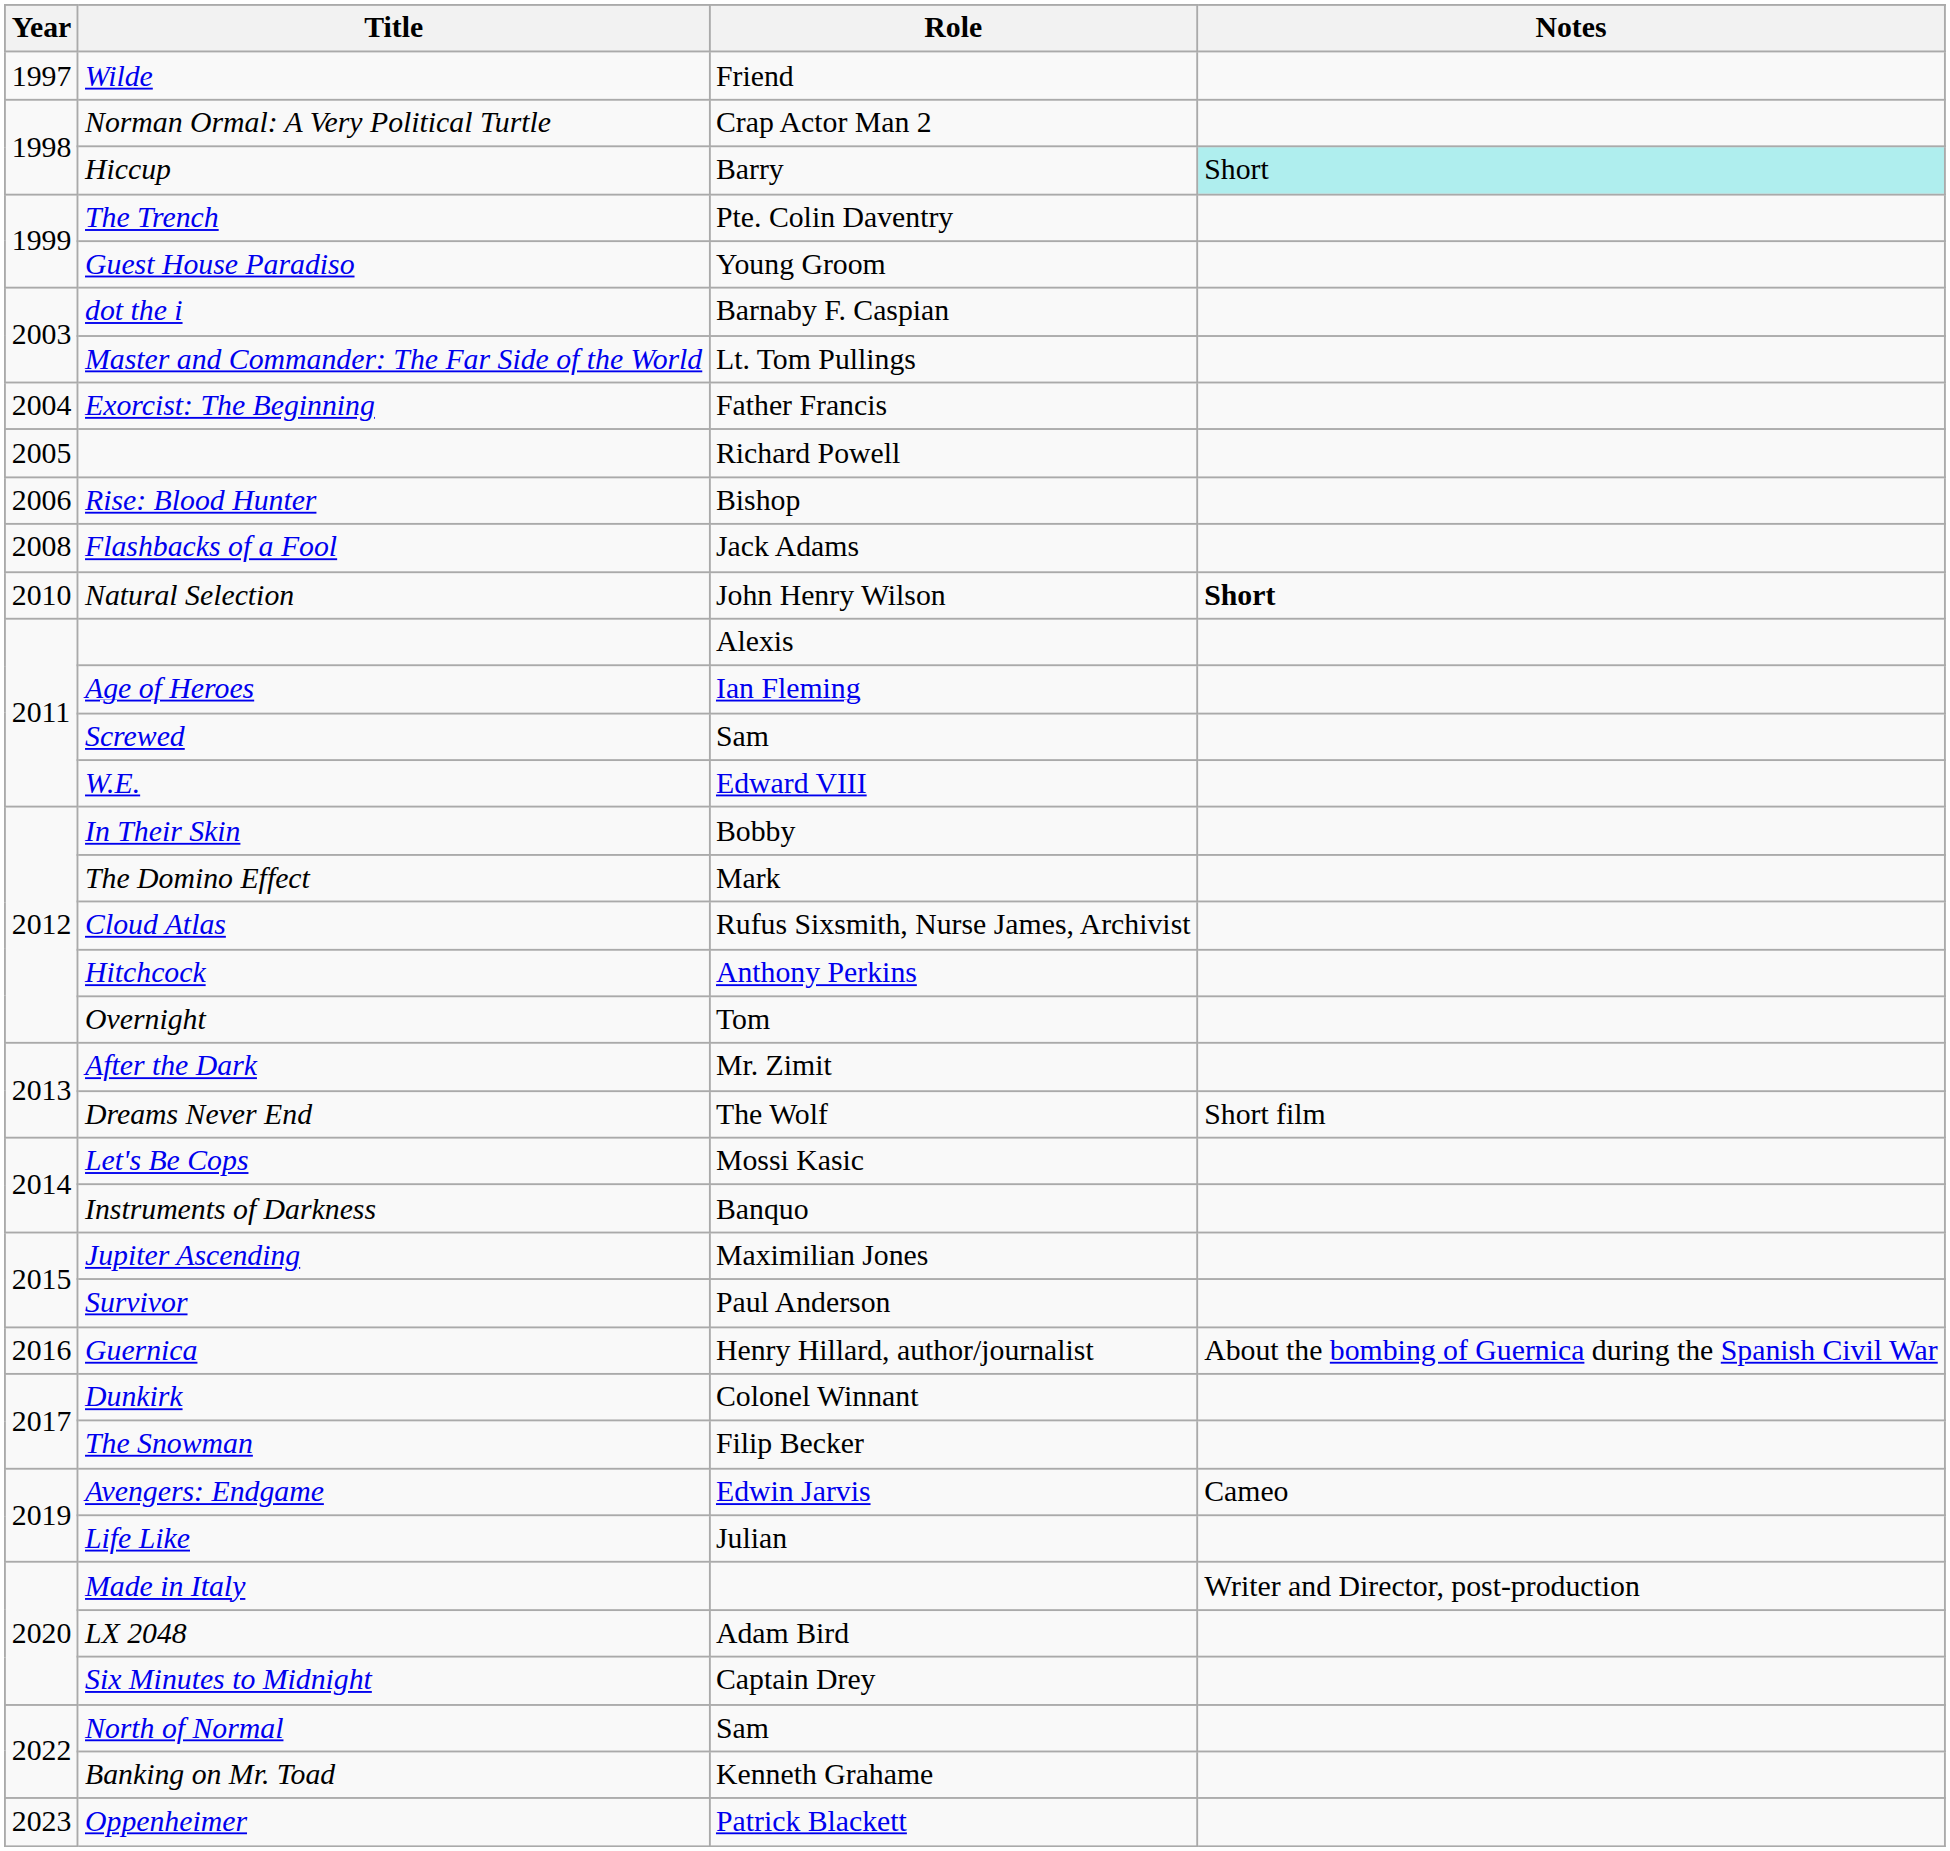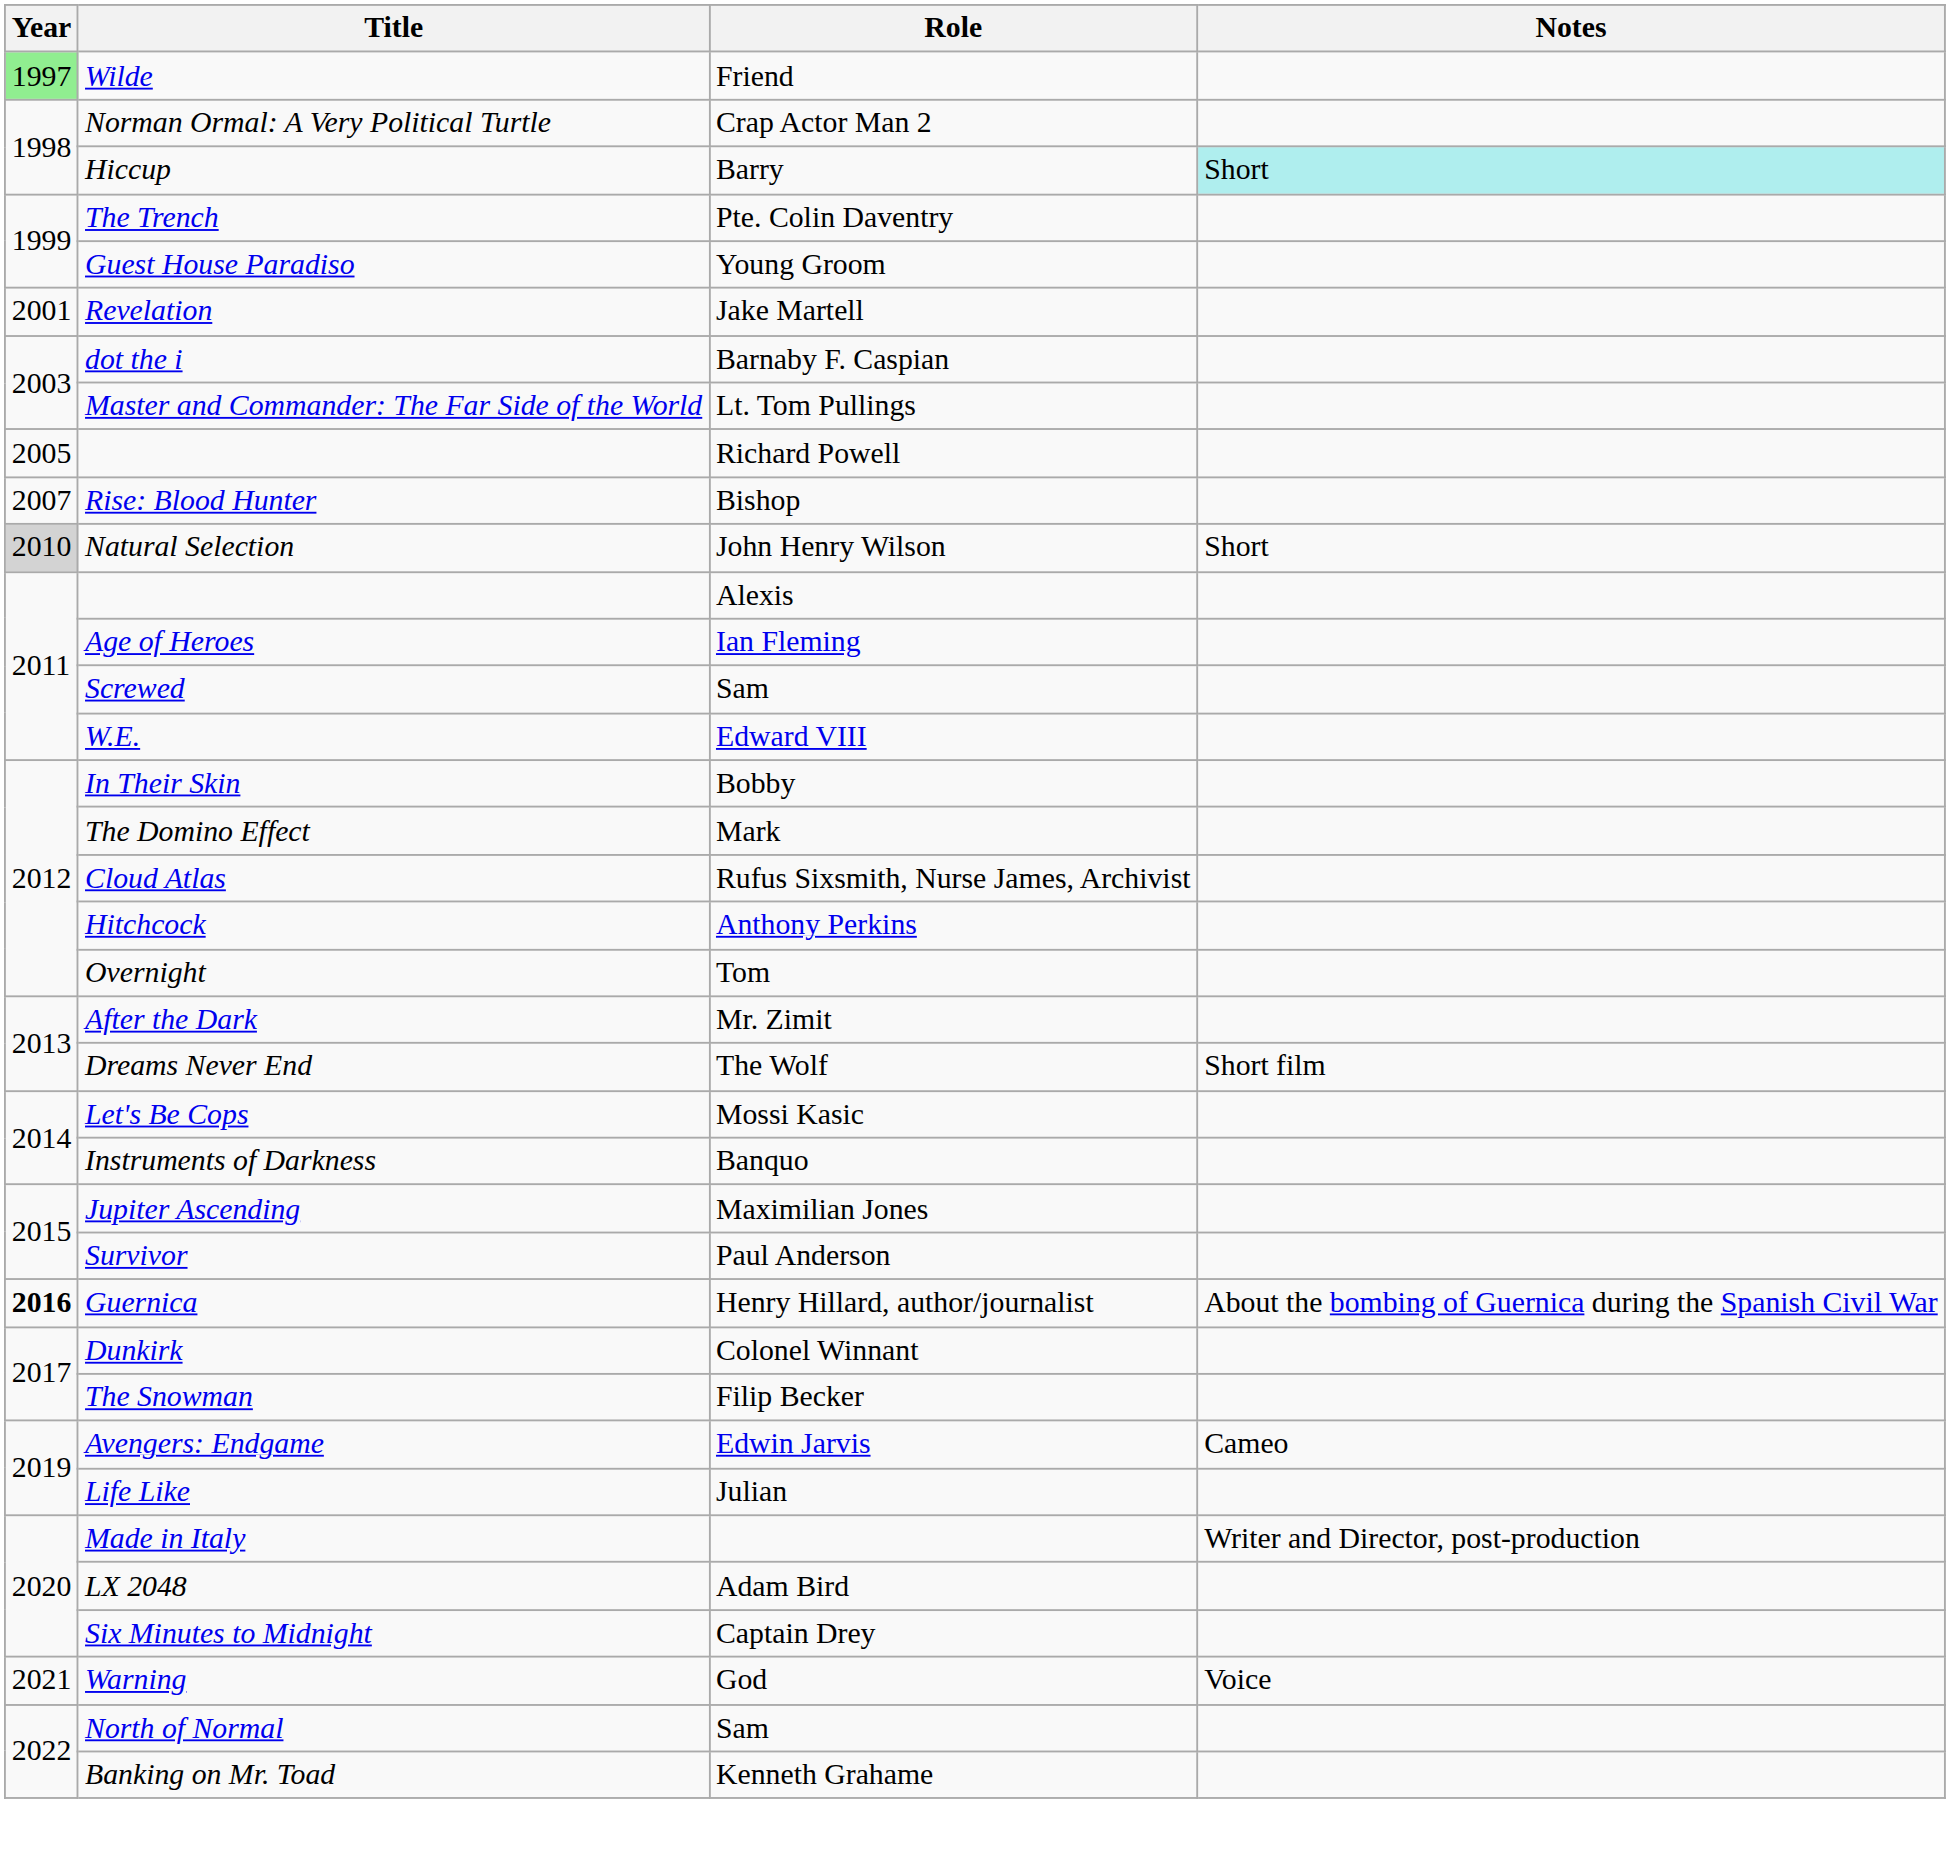(42, 75) no background -> (42, 75) lightgreen background
+ row: (149, 311)
- row: (230, 405)
(42, 500) 2006 -> (42, 500) 2007
- row: (211, 547)
(42, 594) no background -> (42, 547) lightgrey background
(1240, 594) bold -> (1236, 547) normal
(42, 1349) normal -> (42, 1302) bold
+ row: (136, 1680)
- row: (166, 1821)
